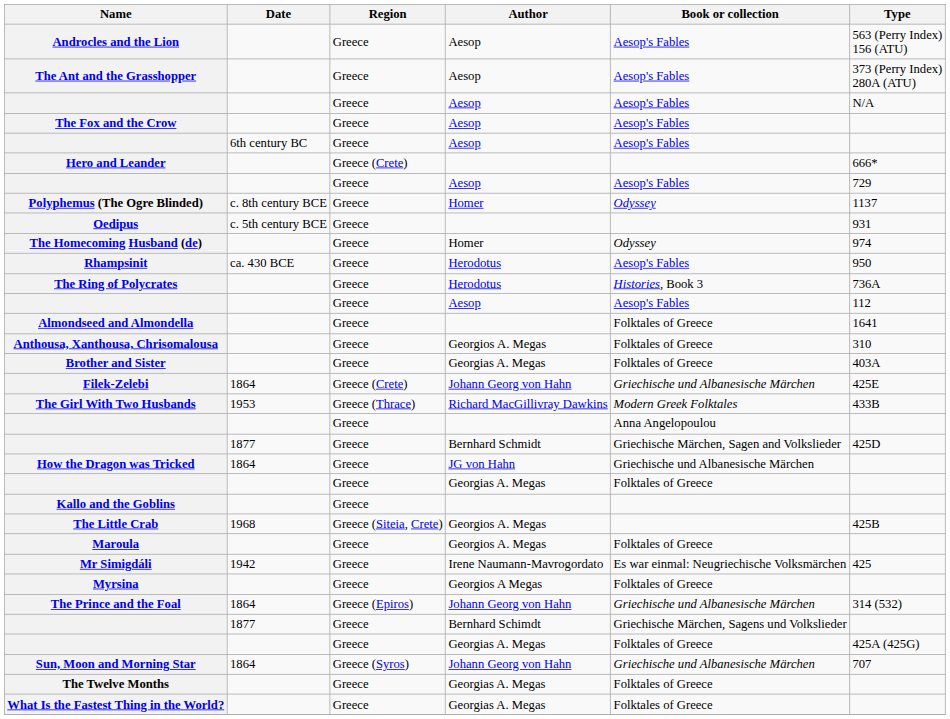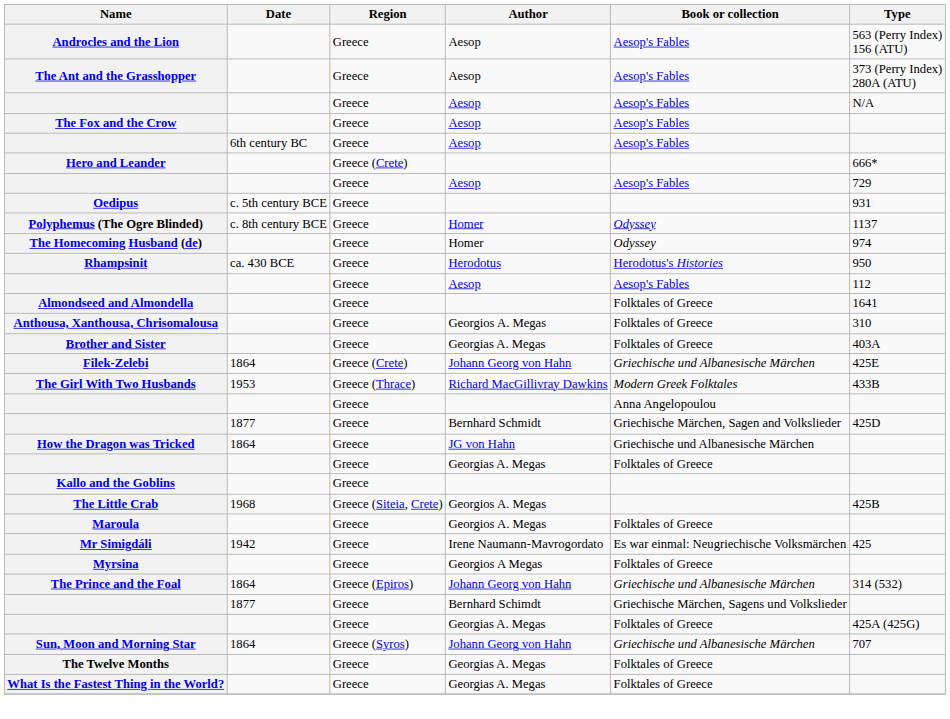rows swapped: (116, 223) <-> (116, 203)
(651, 263) Aesop's Fables -> (668, 263) Herodotus's Histories
- row: (116, 283)
